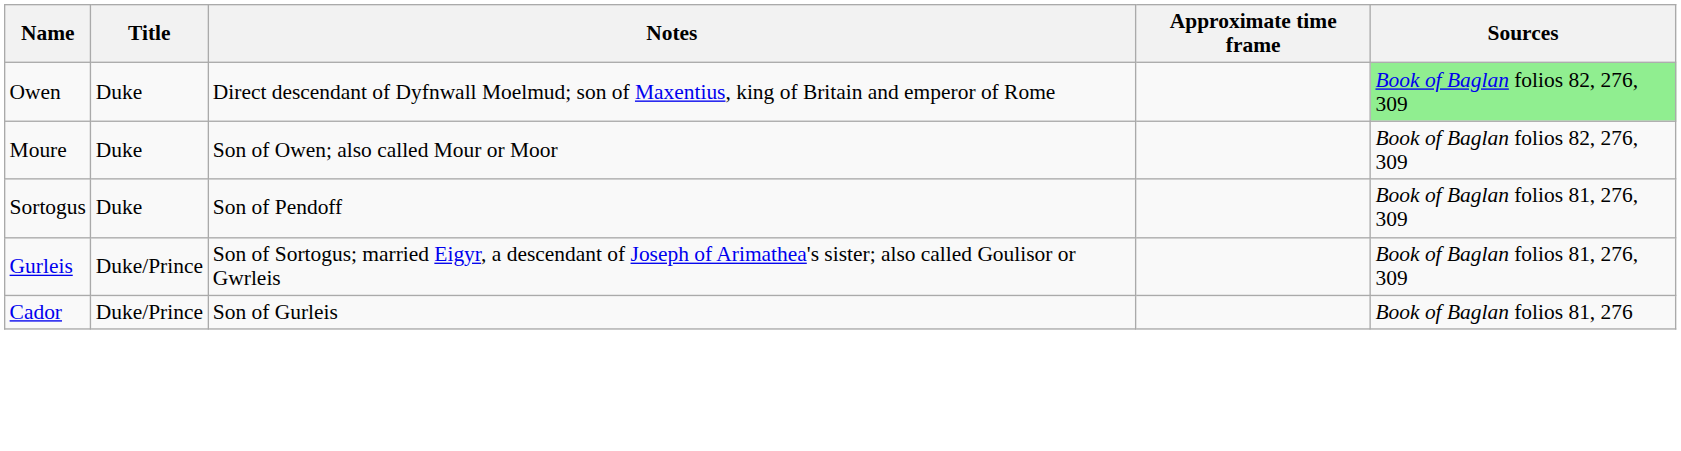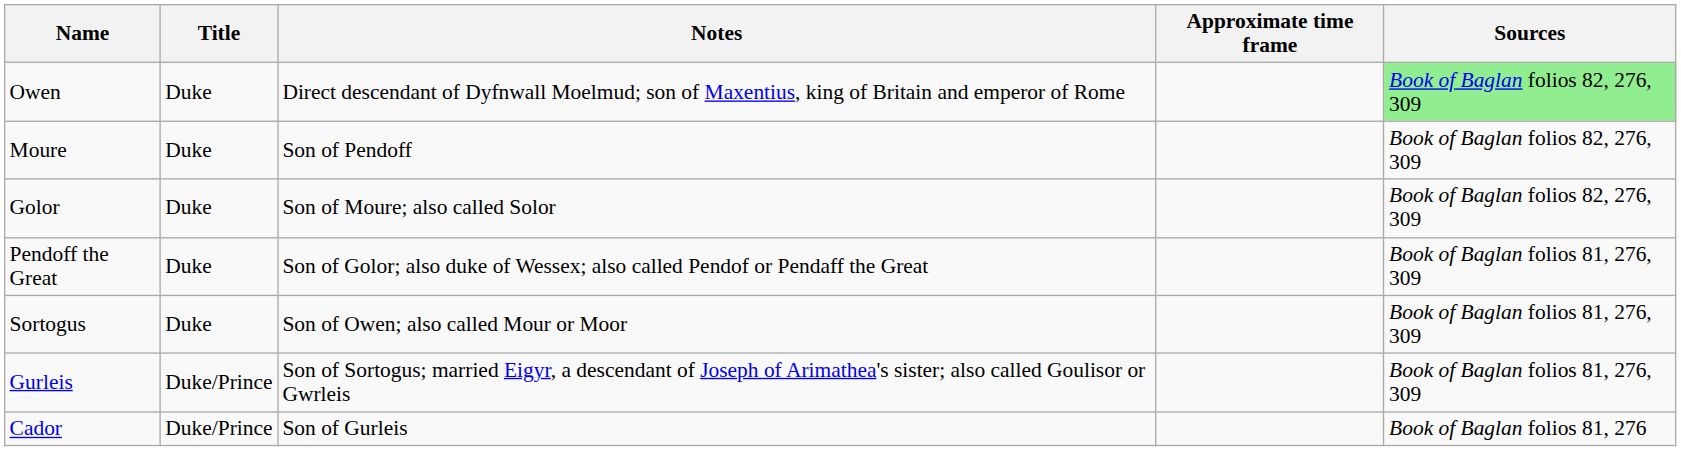(385, 149) Son of Owen; also called Mour or Moor -> (347, 149) Son of Pendoff
+ row: (35, 207)
+ row: (59, 266)
(278, 207) Son of Pendoff -> (455, 324) Son of Owen; also called Mour or Moor
